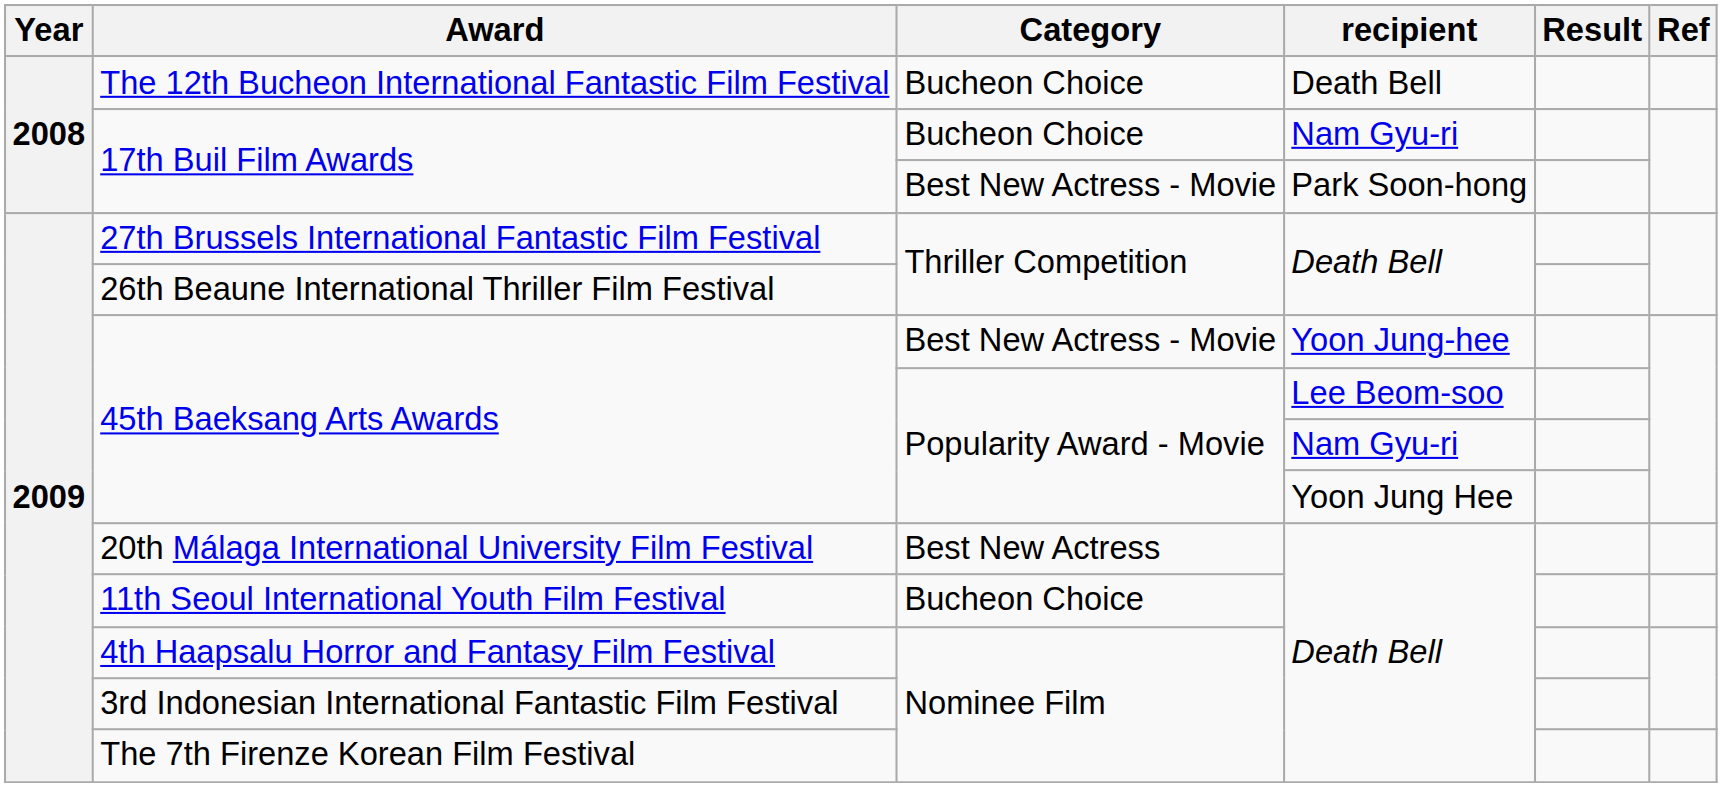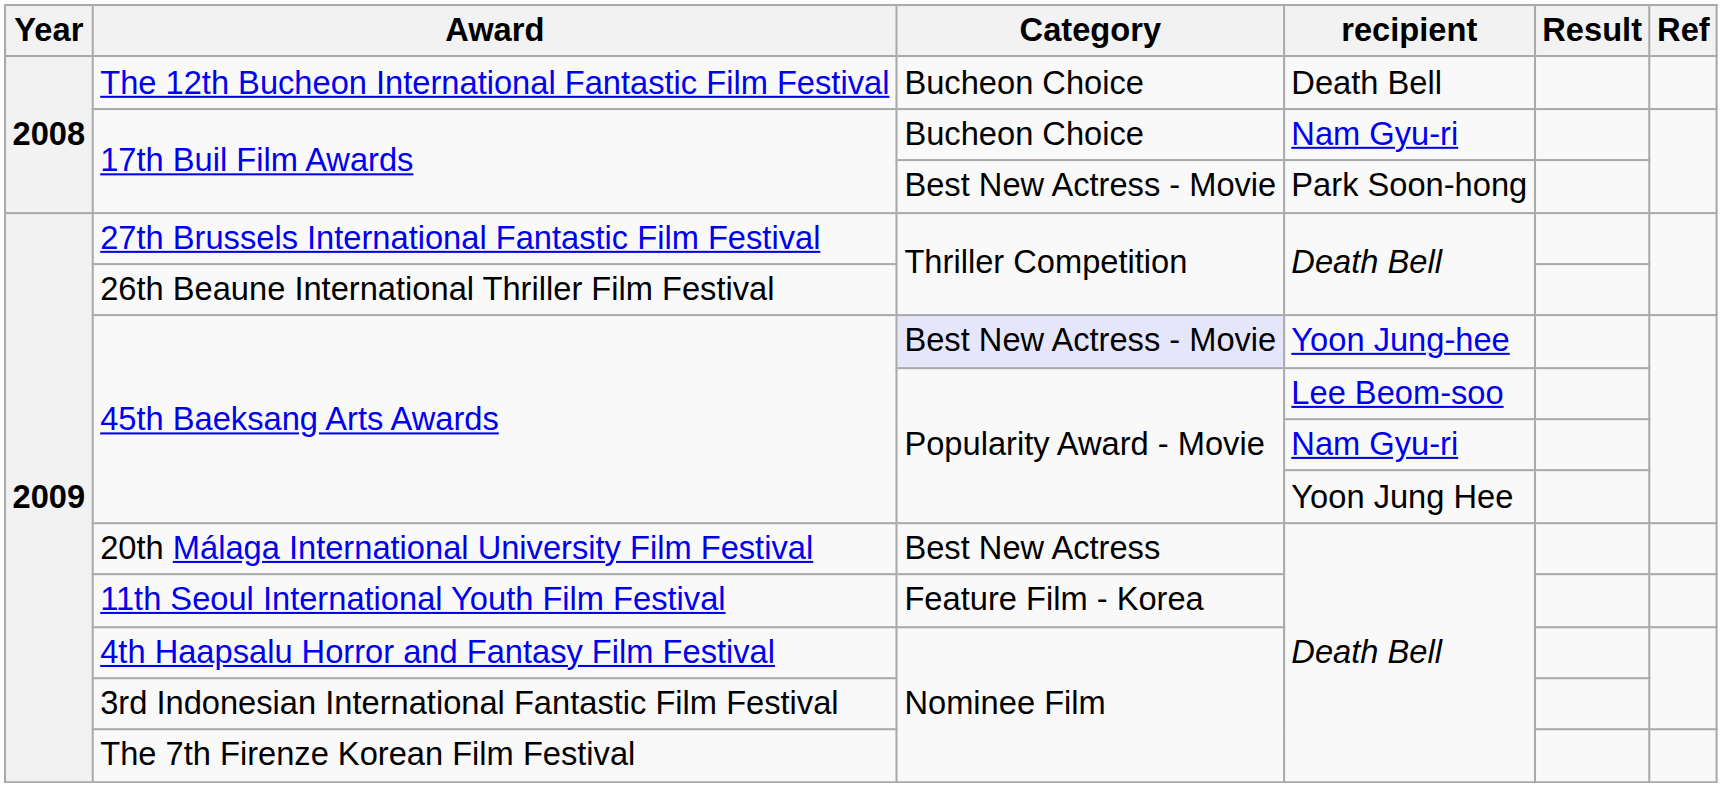(1090, 340) no background -> (1090, 340) lavender background
(1024, 599) Bucheon Choice -> (1054, 599) Feature Film - Korea
